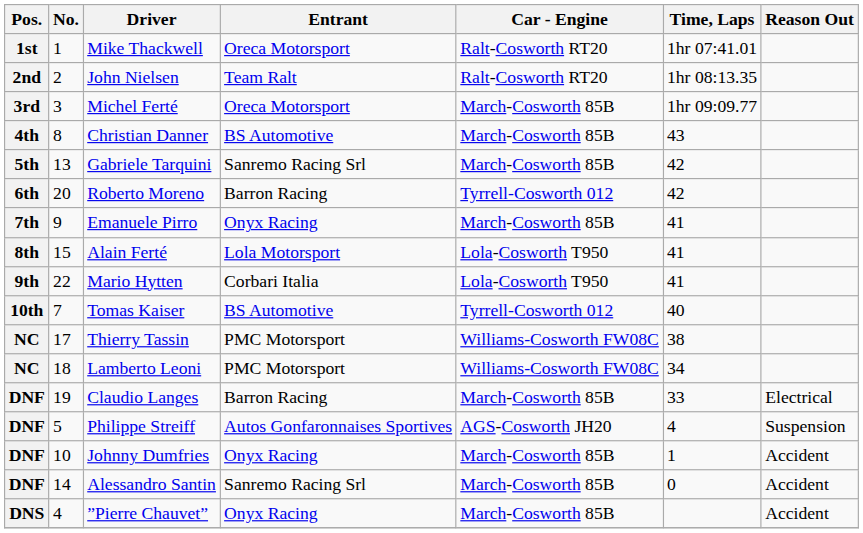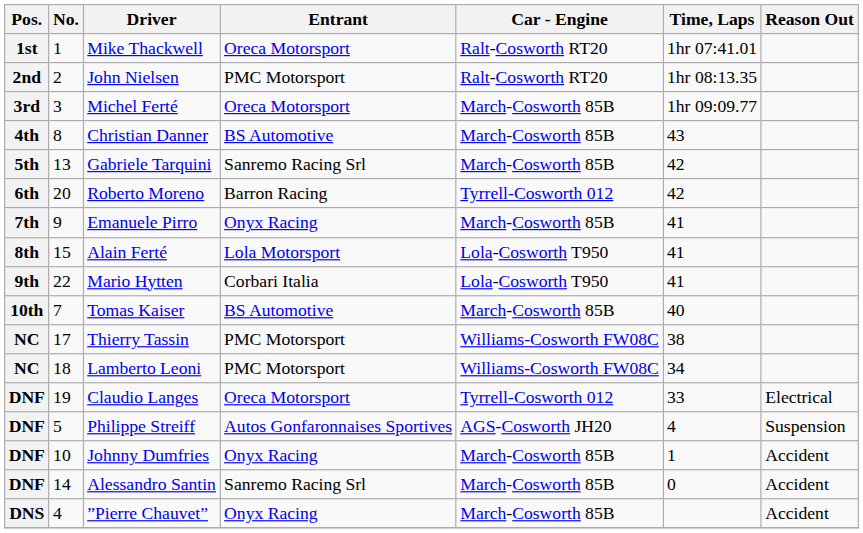(260, 77) Team Ralt -> (285, 77) PMC Motorsport
(537, 309) Tyrrell-Cosworth 012 -> (537, 309) March-Cosworth 85B
(276, 397) Barron Racing -> (287, 397) Oreca Motorsport
(537, 397) March-Cosworth 85B -> (537, 397) Tyrrell-Cosworth 012
